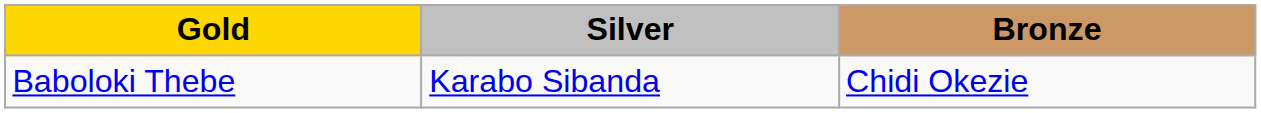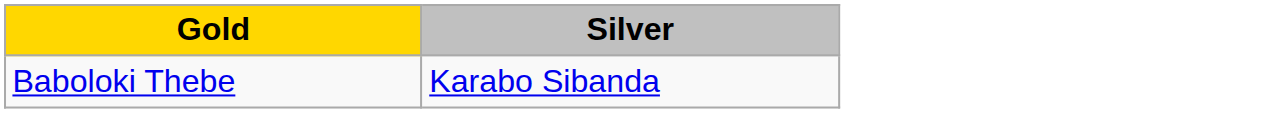- column: (1047, 30)
